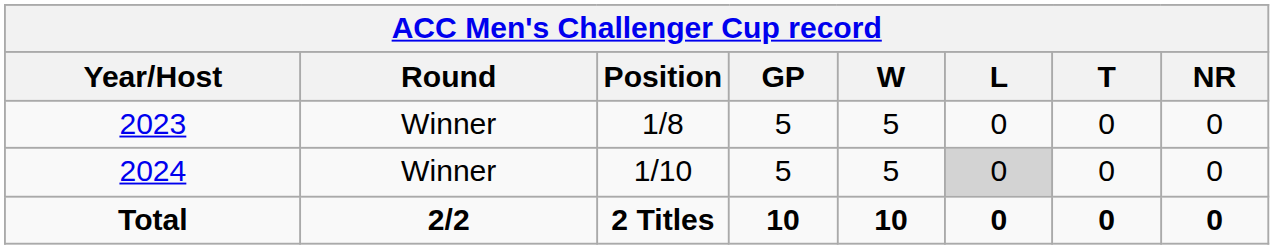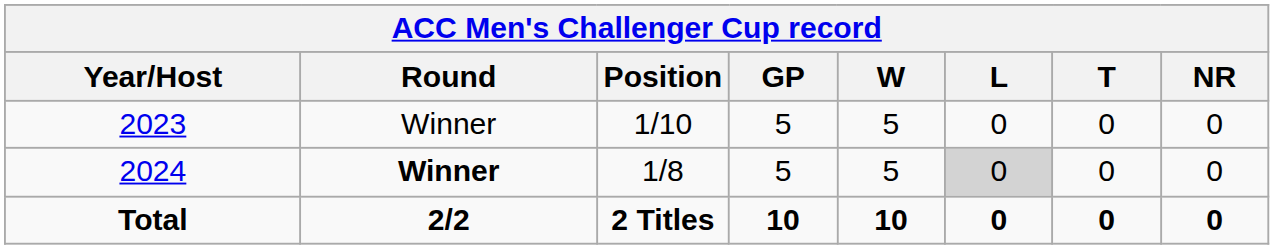(663, 123) 1/8 -> (663, 123) 1/10
(449, 171) normal -> (449, 171) bold
(663, 171) 1/10 -> (663, 171) 1/8
